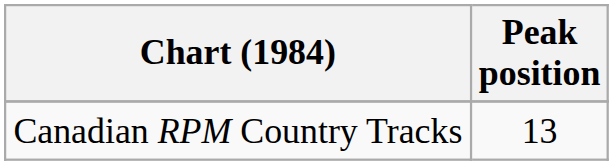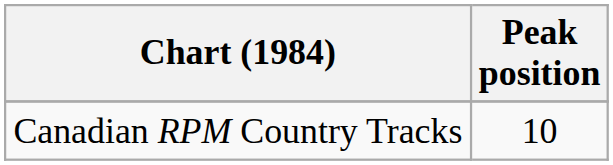(540, 130) 13 -> (540, 130) 10
